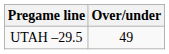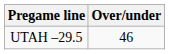(126, 37) 49 -> (126, 37) 46
